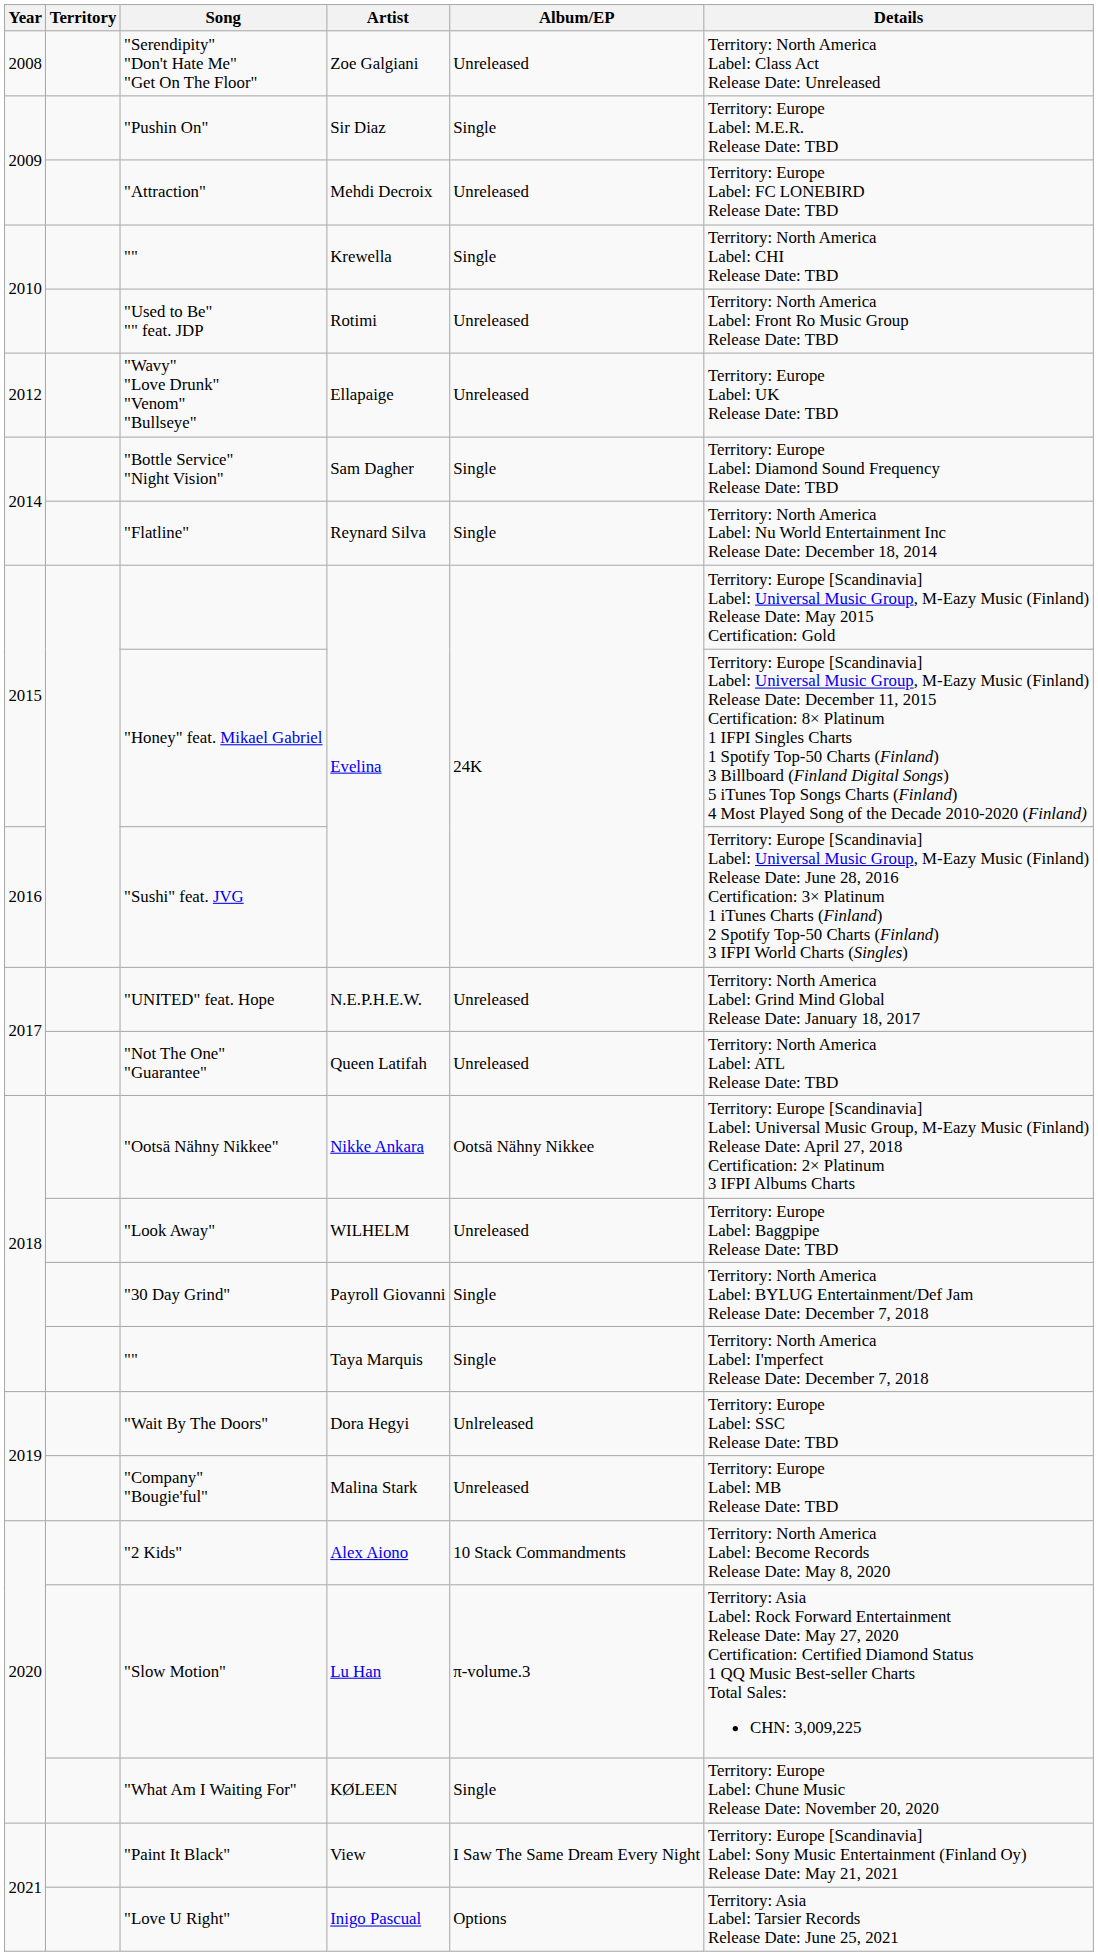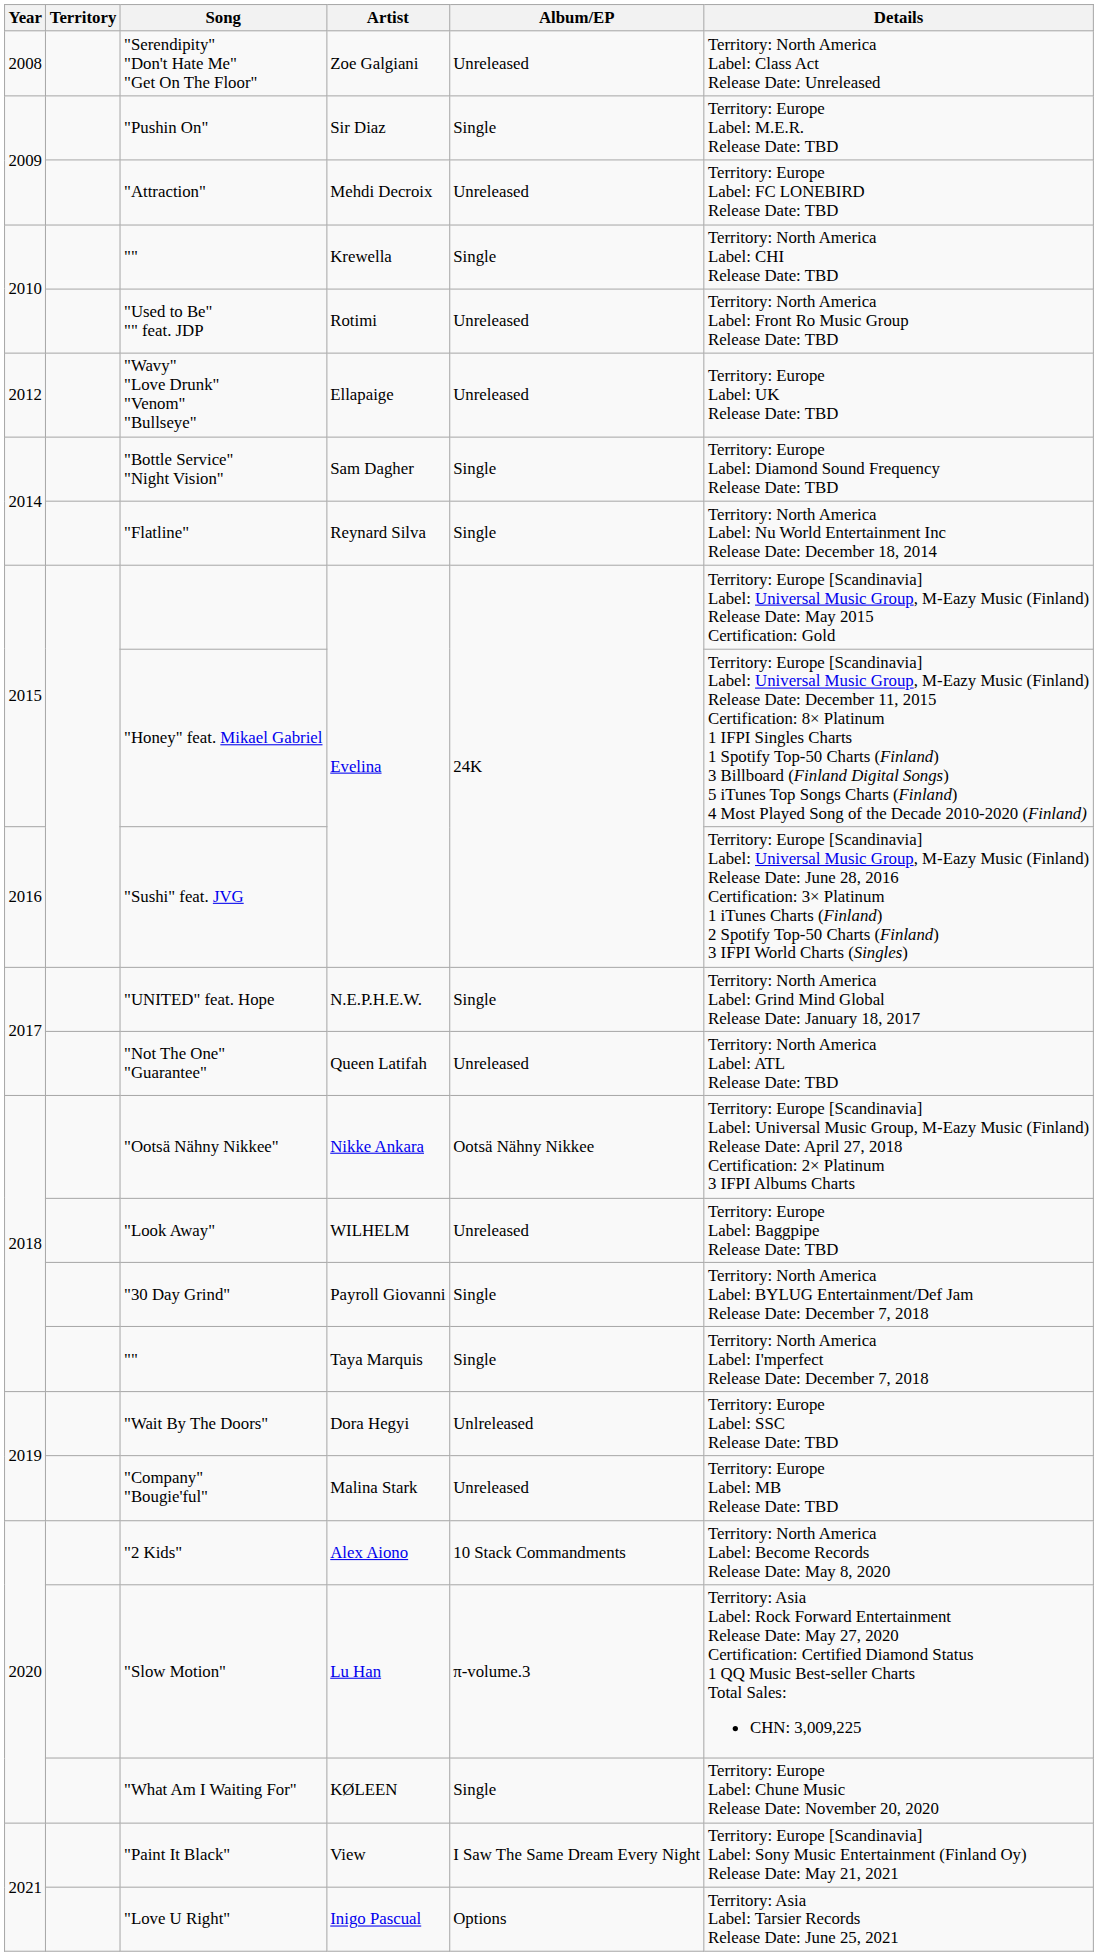(491, 999) Unreleased -> (475, 999) Single
